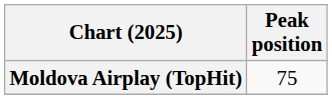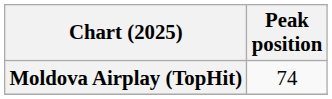(287, 77) 75 -> (287, 77) 74
